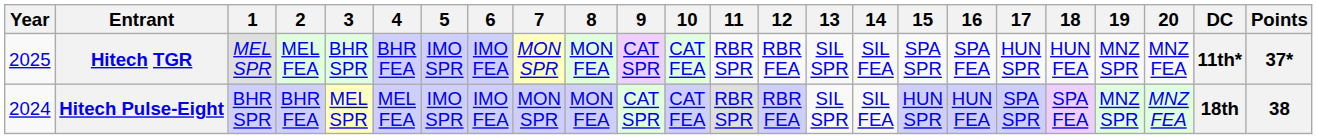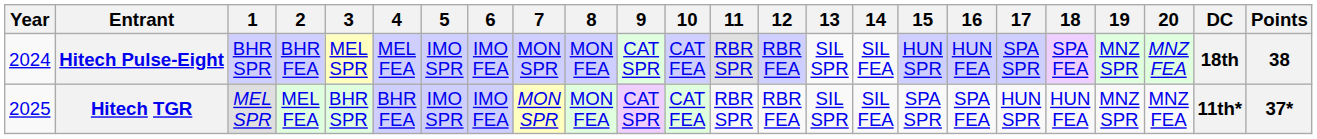rows swapped: (142, 109) <-> (142, 59)
